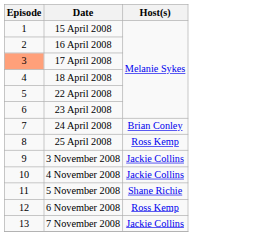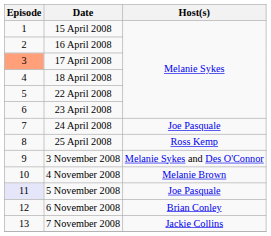(155, 126) Brian Conley -> (194, 126) Joe Pasquale
(155, 158) Jackie Collins -> (194, 158) Melanie Sykes and Des O'Connor
(155, 175) Jackie Collins -> (194, 175) Melanie Brown
(24, 191) no background -> (24, 191) lavender background
(155, 191) Shane Richie -> (194, 191) Joe Pasquale
(155, 207) Ross Kemp -> (194, 207) Brian Conley
